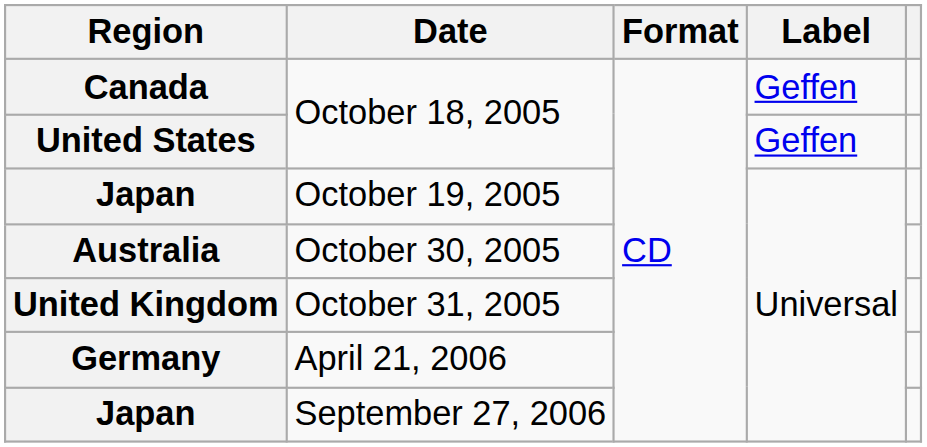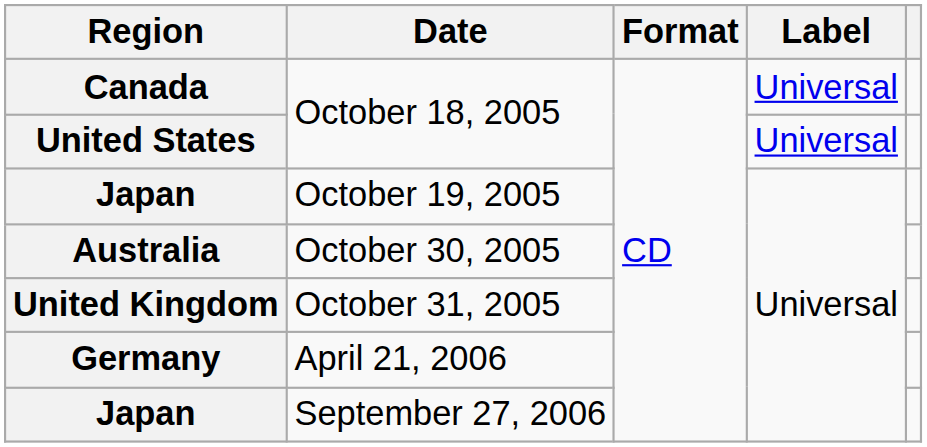(806, 86) Geffen -> (826, 86) Universal
(806, 140) Geffen -> (826, 140) Universal
